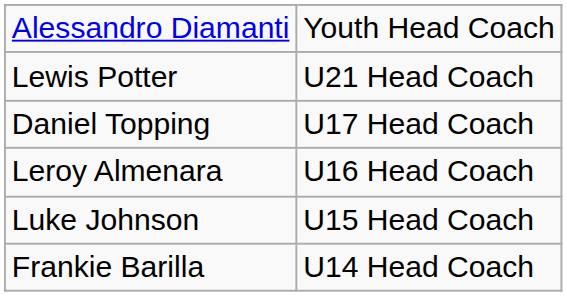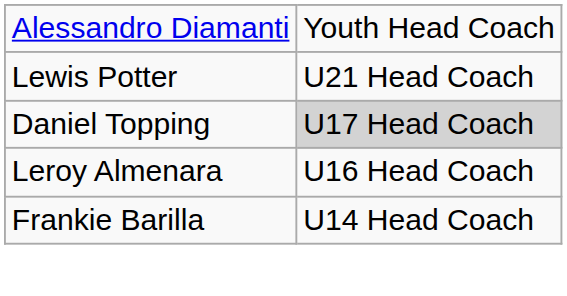(419, 123) no background -> (419, 123) lightgrey background
- row: (106, 219)
